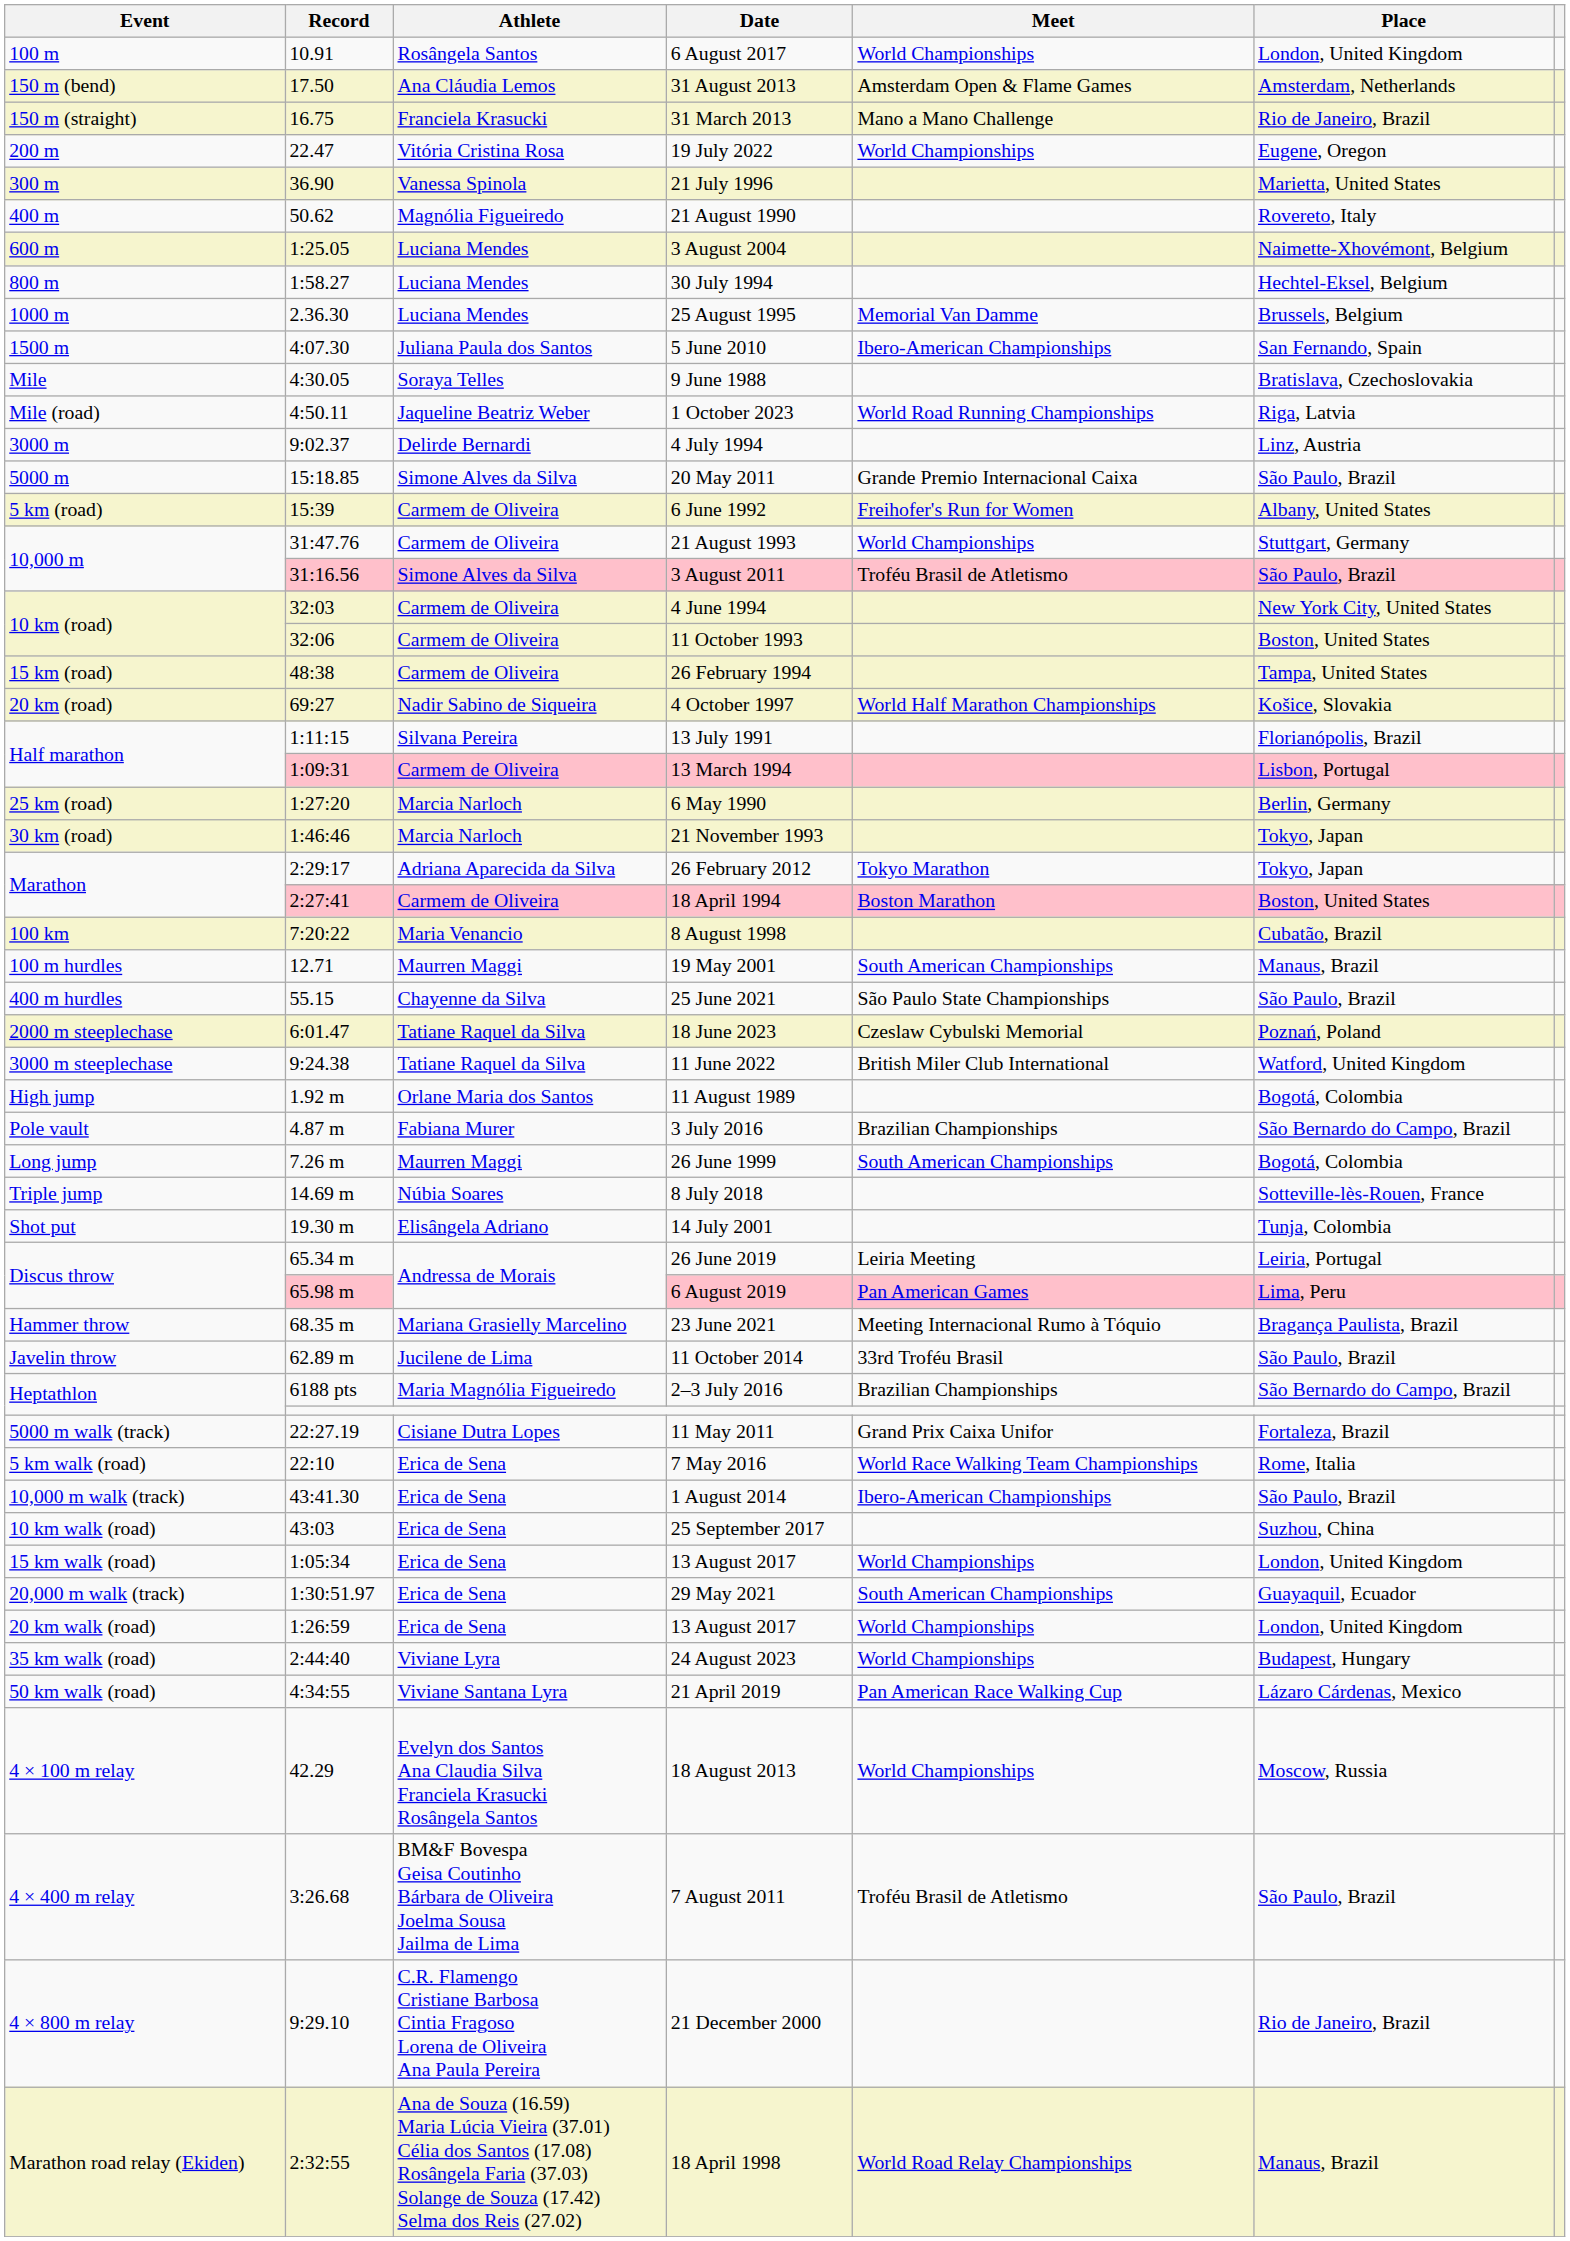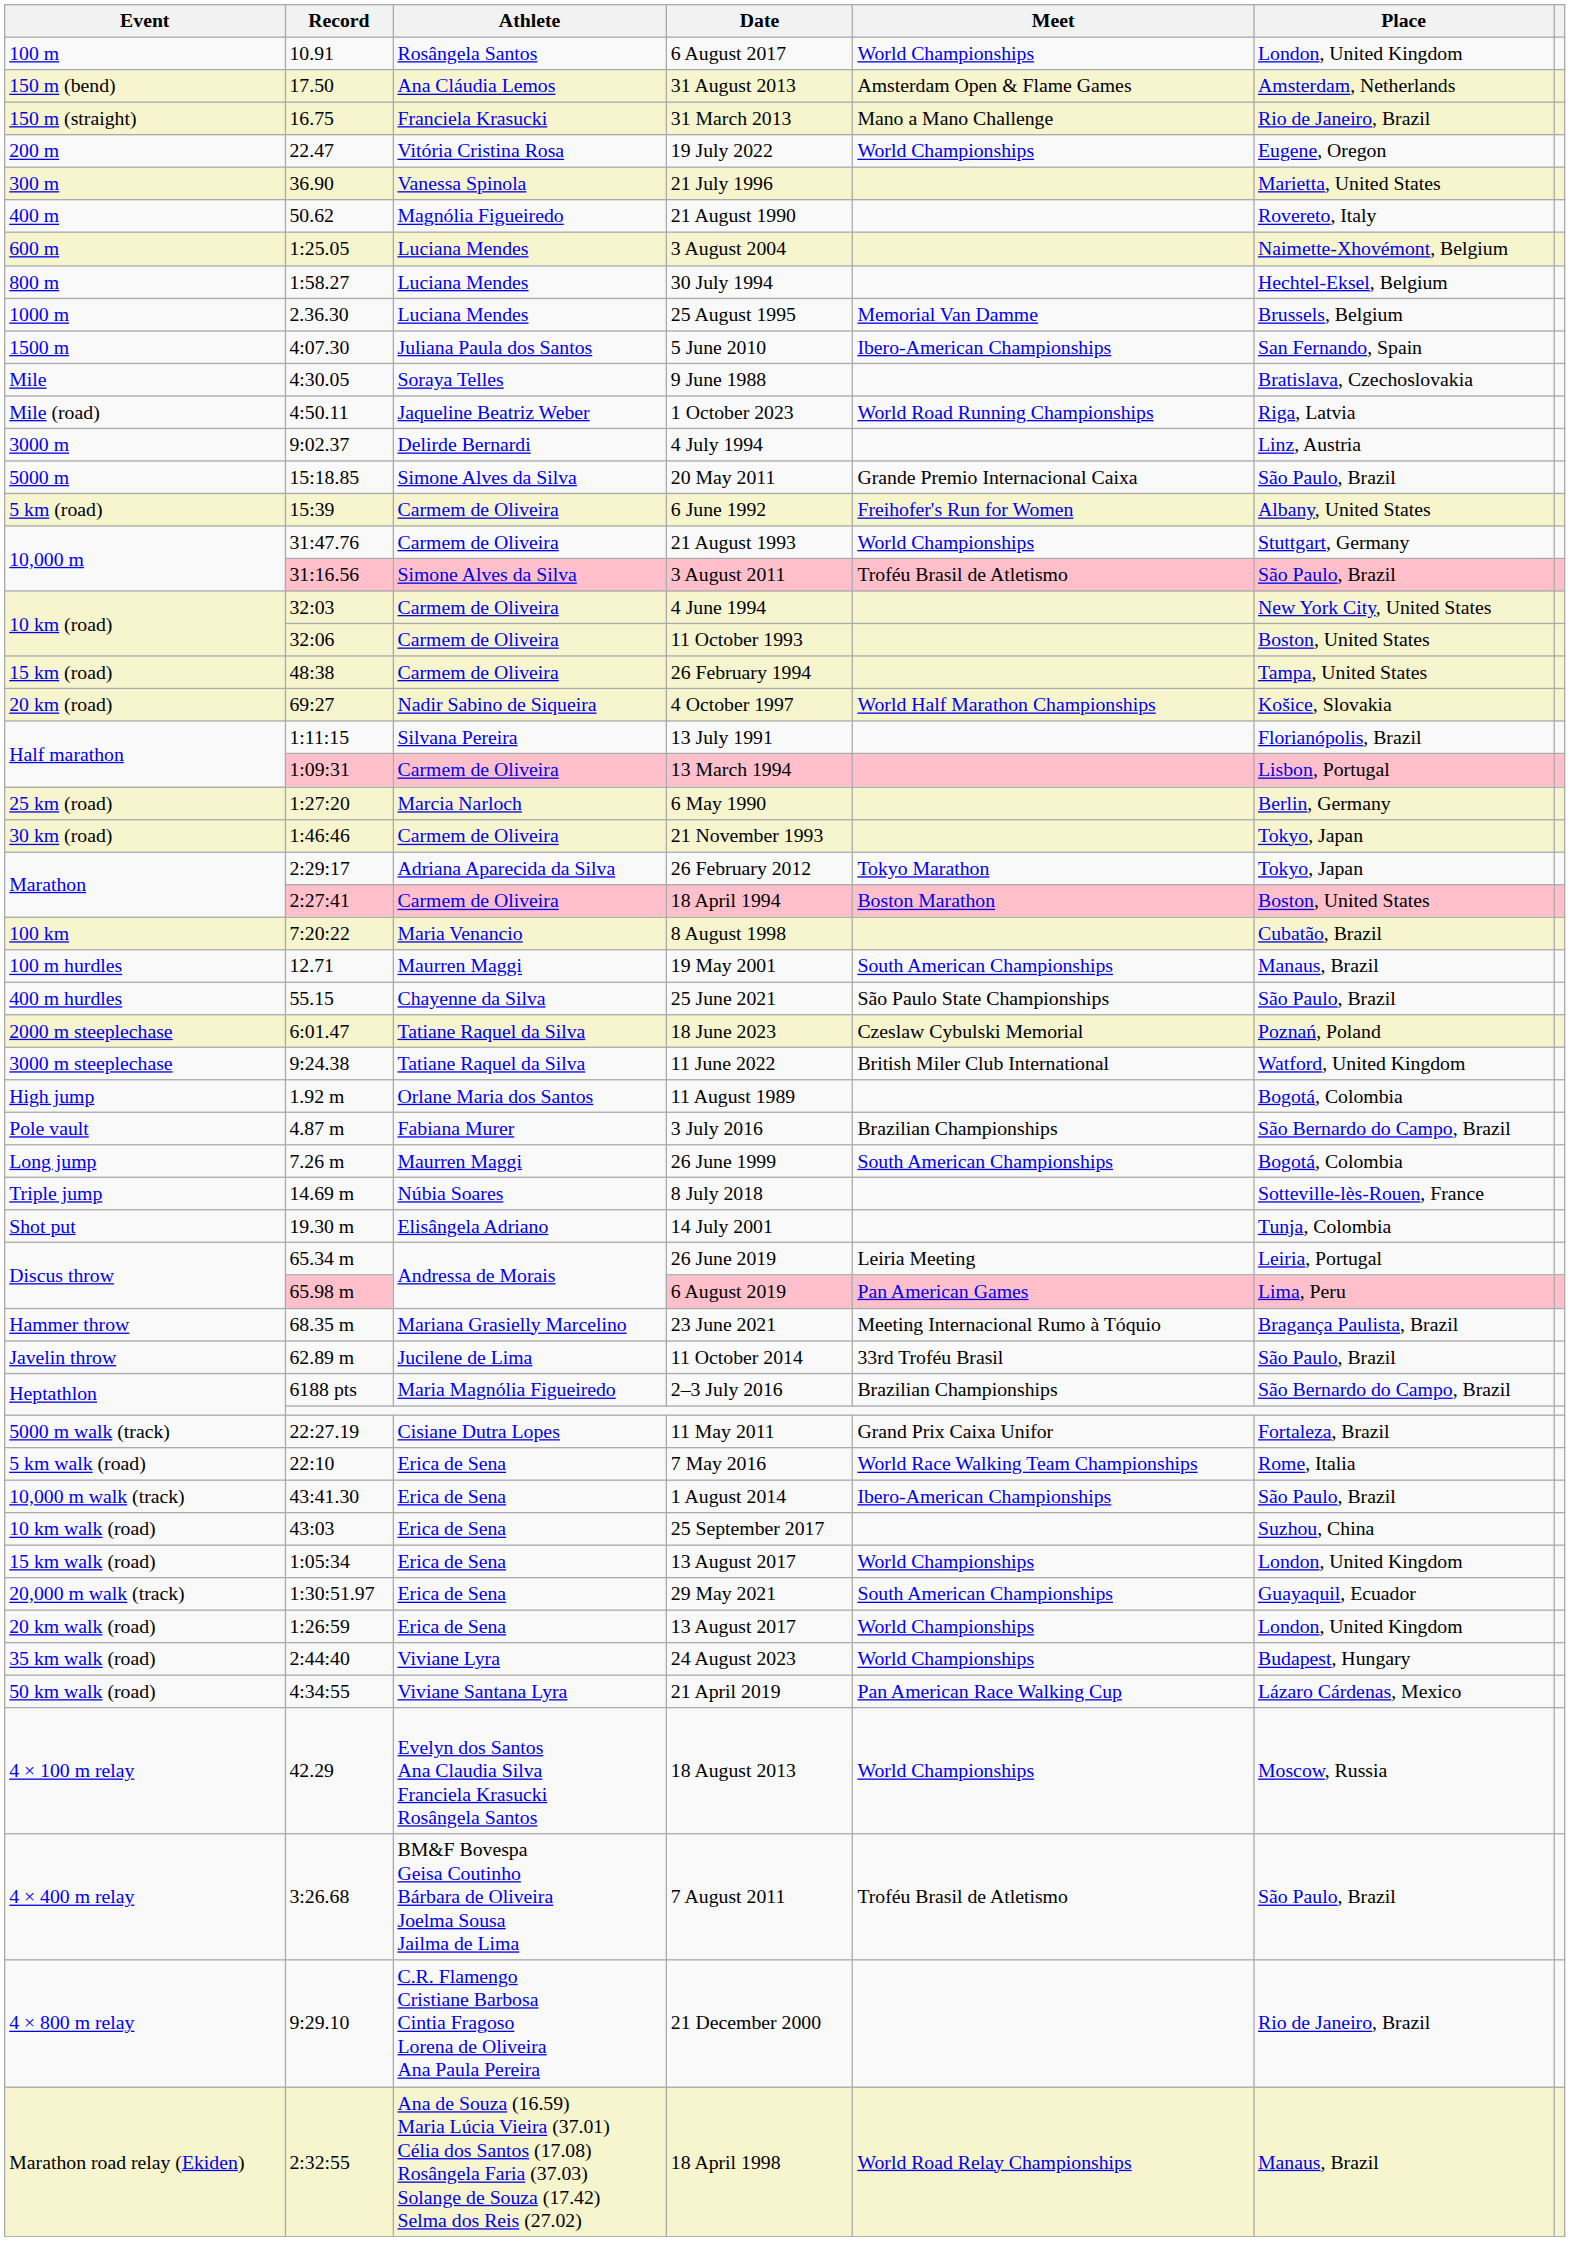(460, 835) Marcia Narloch -> (478, 835) Carmem de Oliveira
